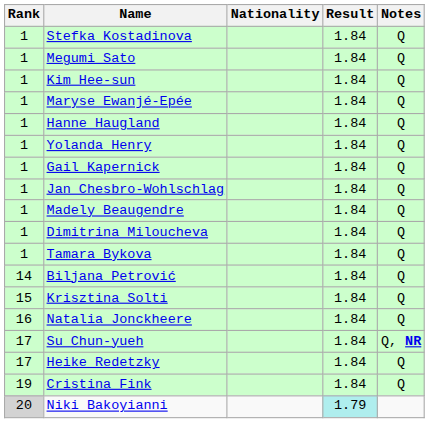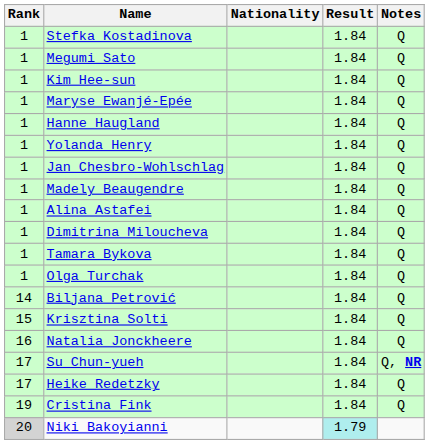- row: (103, 168)
+ row: (99, 211)
+ row: (95, 277)
